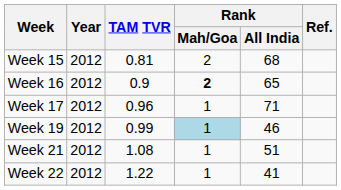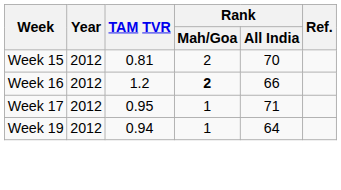(272, 60) 68 -> (272, 60) 70
(140, 83) 0.9 -> (140, 83) 1.2
(272, 83) 65 -> (272, 83) 66
(140, 106) 0.96 -> (140, 106) 0.95
(140, 128) 0.99 -> (140, 128) 0.94
(207, 128) lightblue background -> (207, 128) no background
(272, 128) 46 -> (272, 128) 64
- row: (36, 151)
- row: (36, 173)
